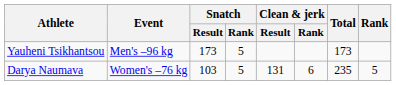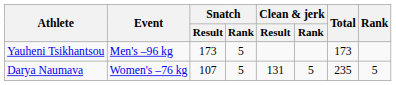(208, 71) 103 -> (208, 71) 107
(311, 71) 6 -> (311, 71) 5
